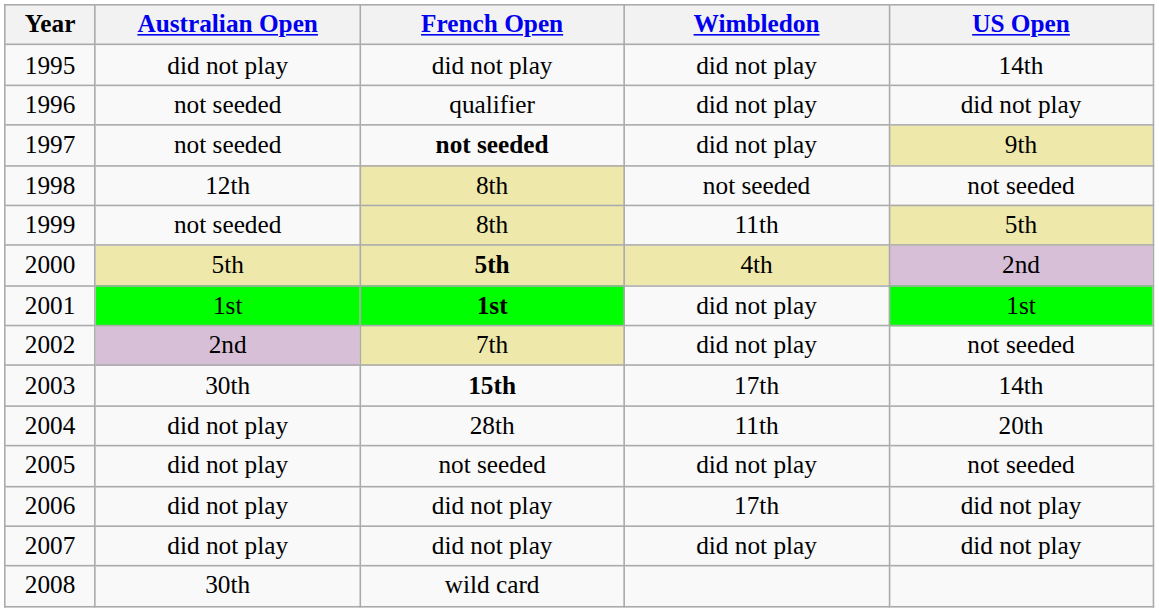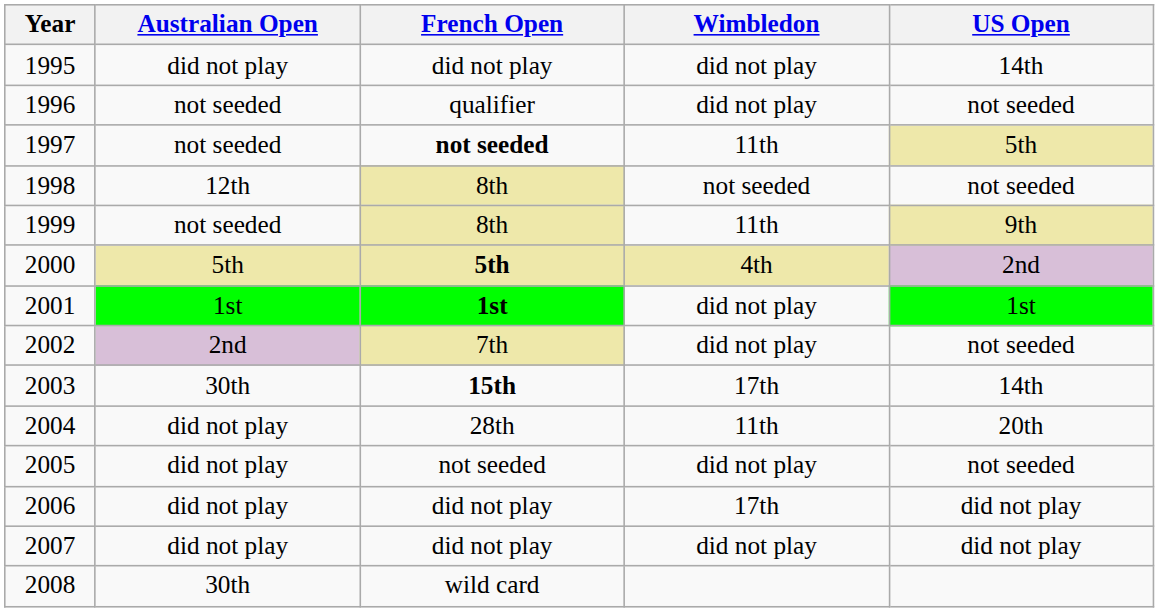(1021, 104) did not play -> (1021, 104) not seeded
(757, 144) did not play -> (757, 144) 11th
(1021, 144) 9th -> (1021, 144) 5th
(1021, 225) 5th -> (1021, 225) 9th
